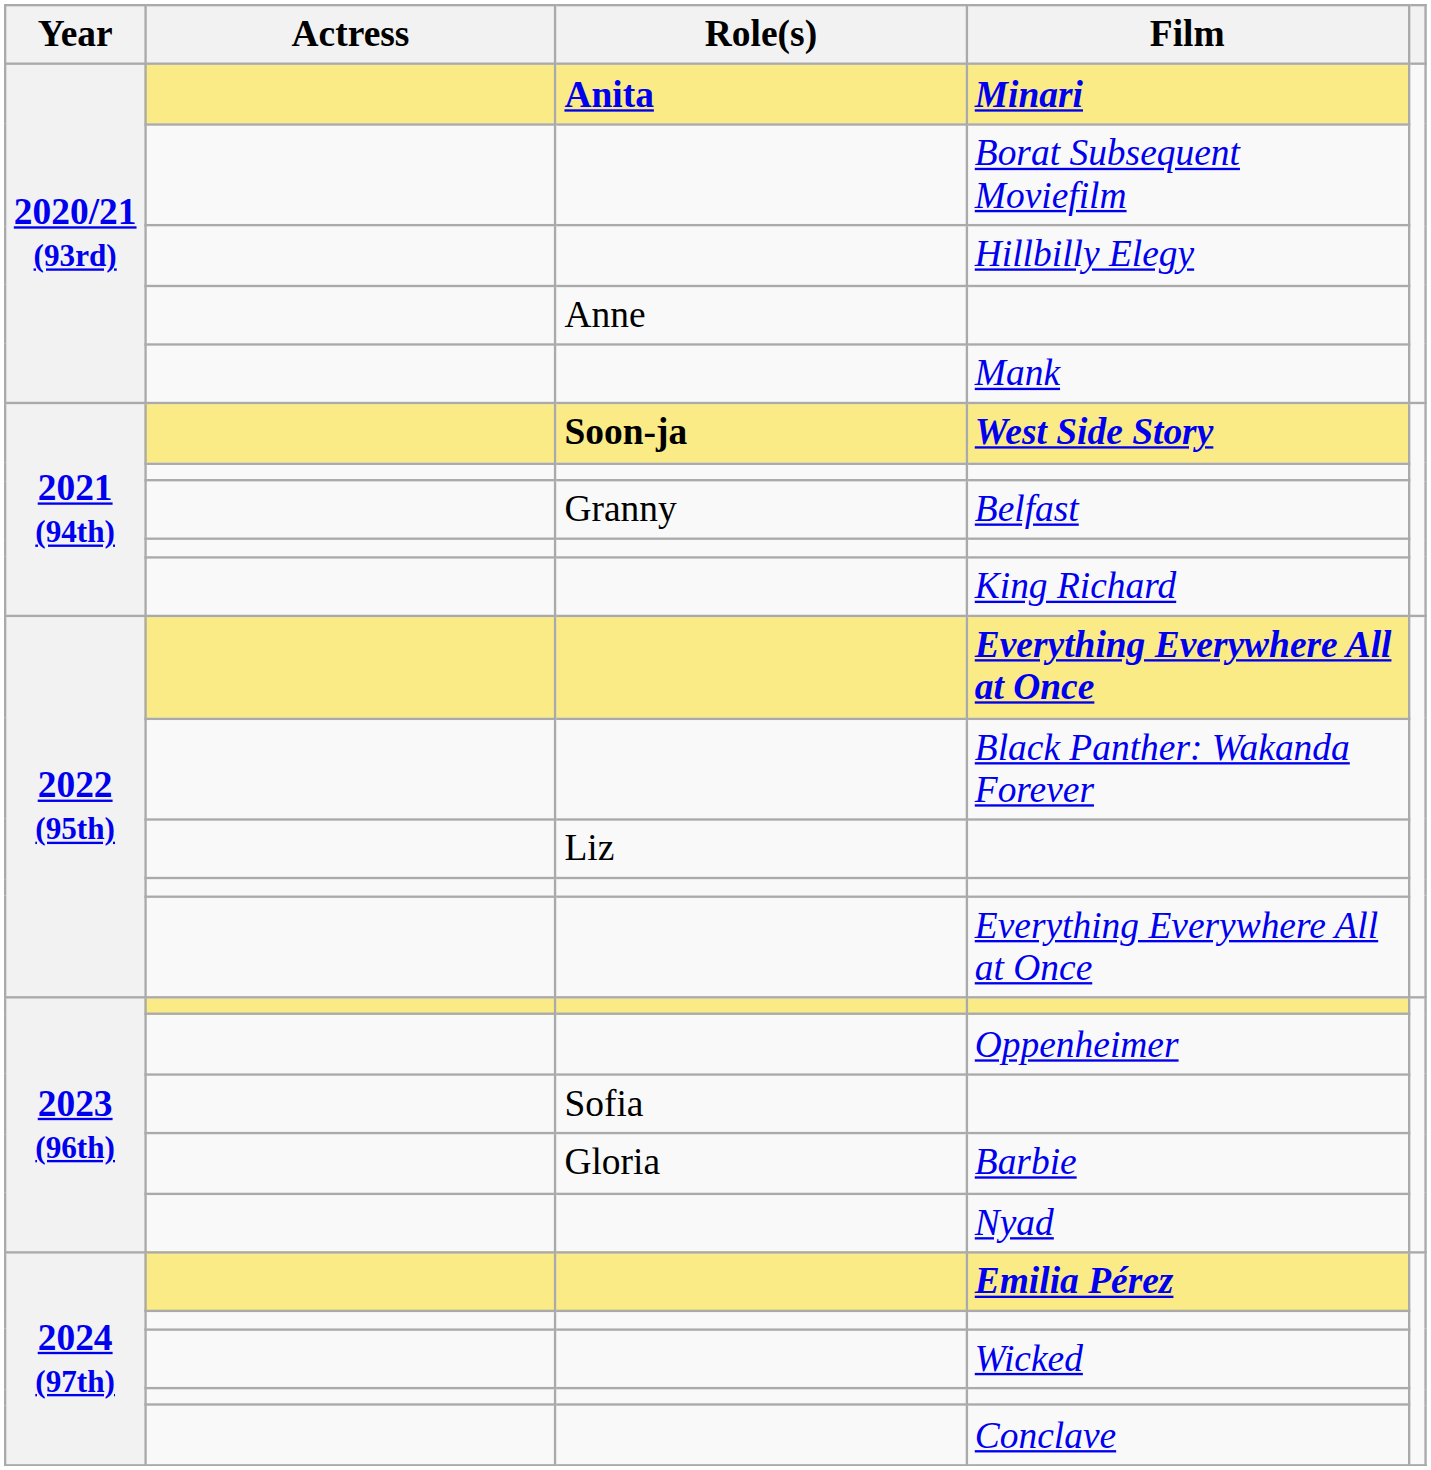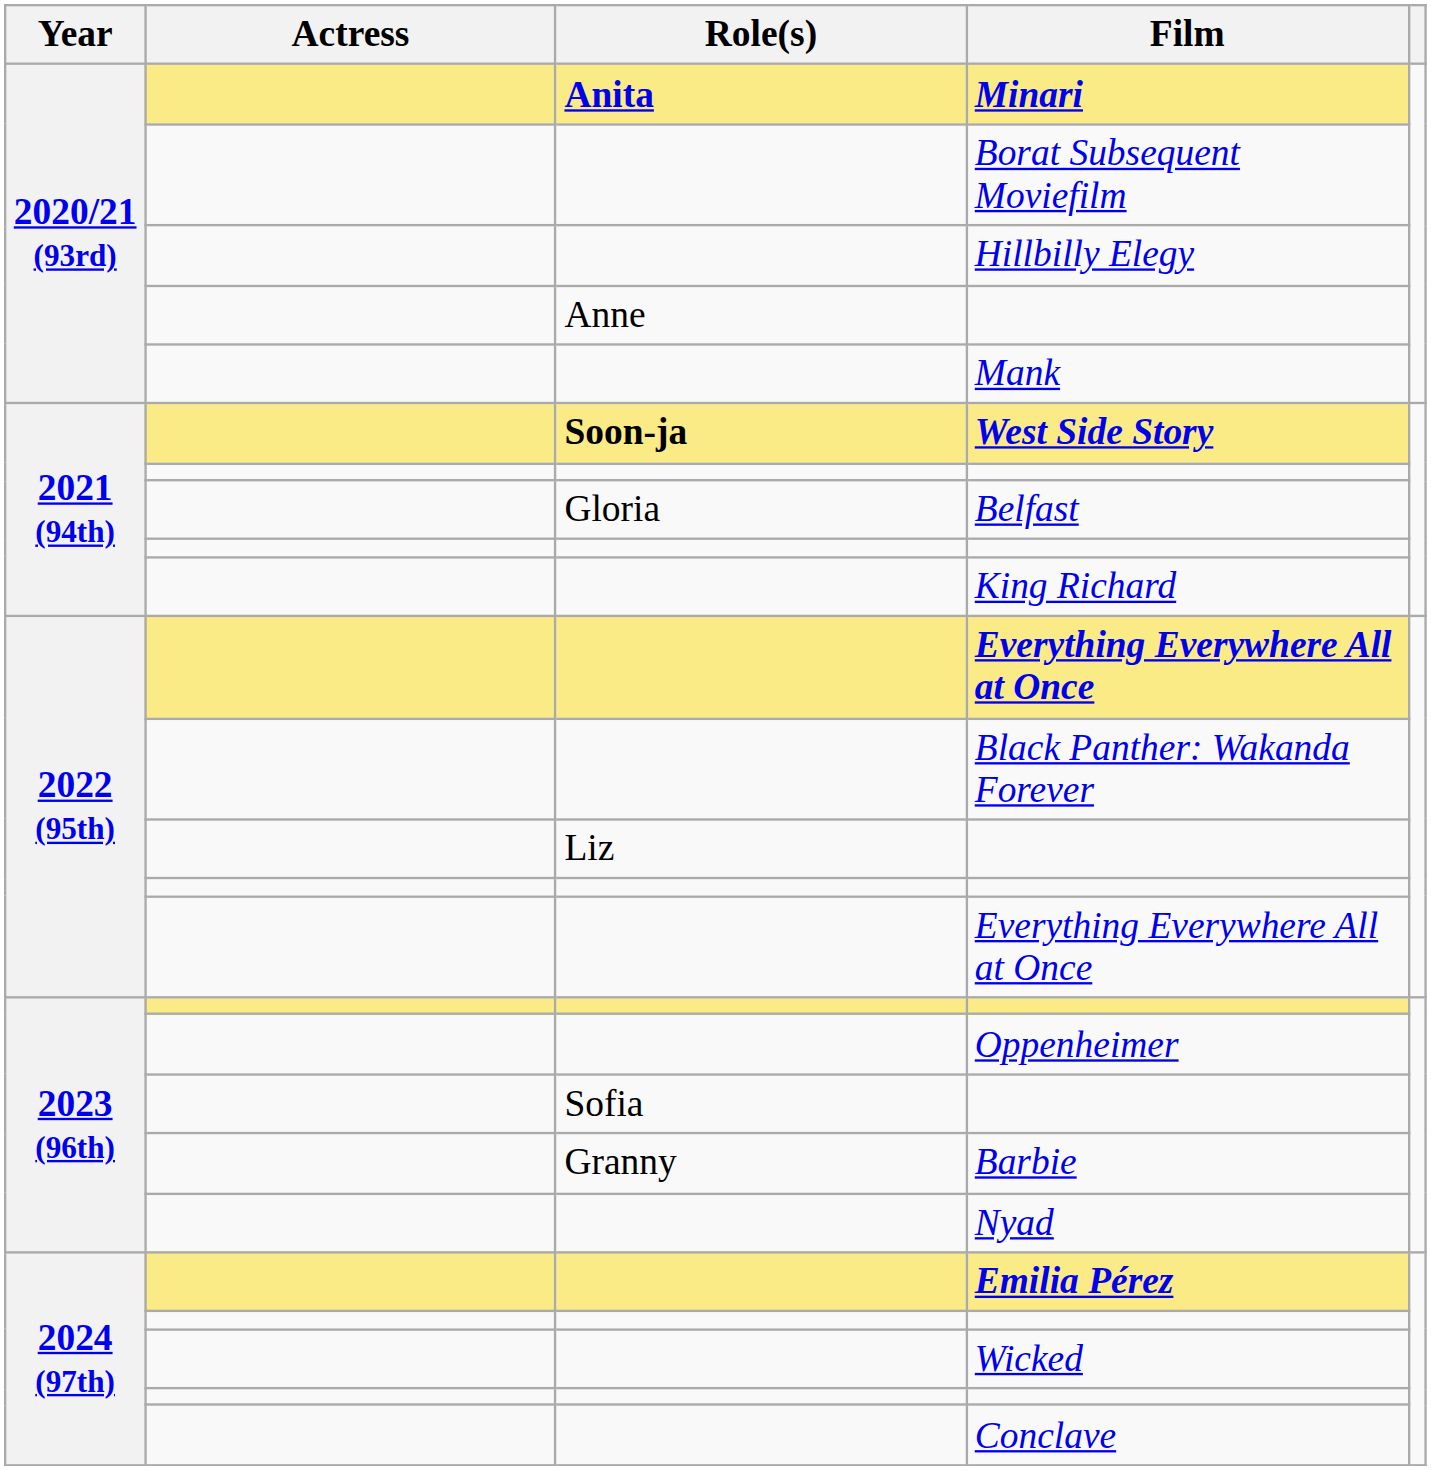(621, 509) Granny -> (612, 509) Gloria
(612, 1162) Gloria -> (621, 1162) Granny
